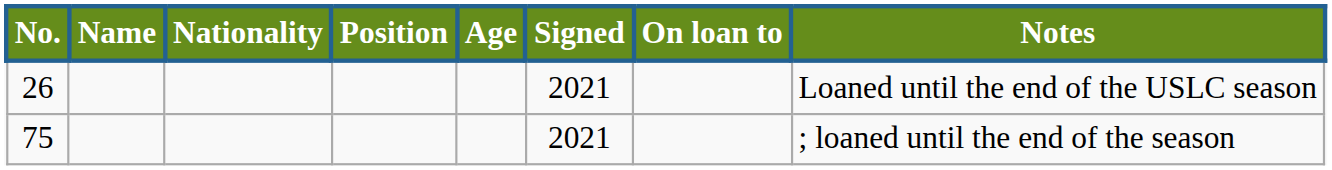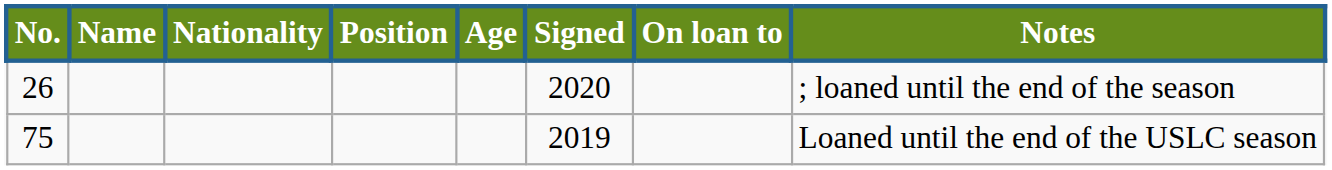(579, 86) 2021 -> (579, 86) 2020
(1058, 86) Loaned until the end of the USLC season -> (1017, 86) ; loaned until the end of the season
(579, 138) 2021 -> (579, 138) 2019
(1017, 138) ; loaned until the end of the season -> (1058, 138) Loaned until the end of the USLC season
